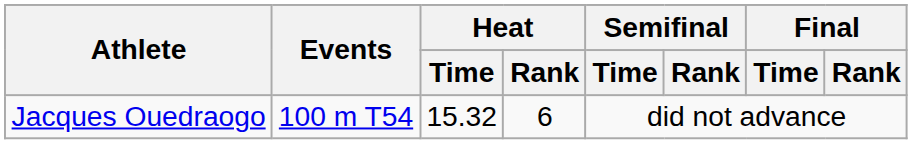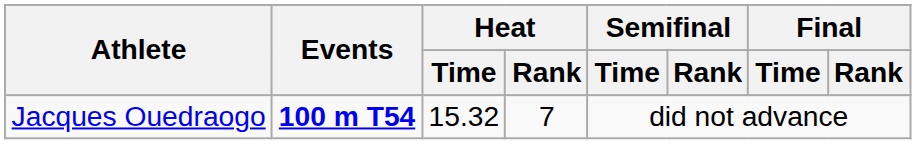(346, 117) normal -> (347, 117) bold
(545, 117) 6 -> (547, 117) 7
